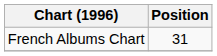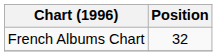(180, 39) 31 -> (180, 39) 32
